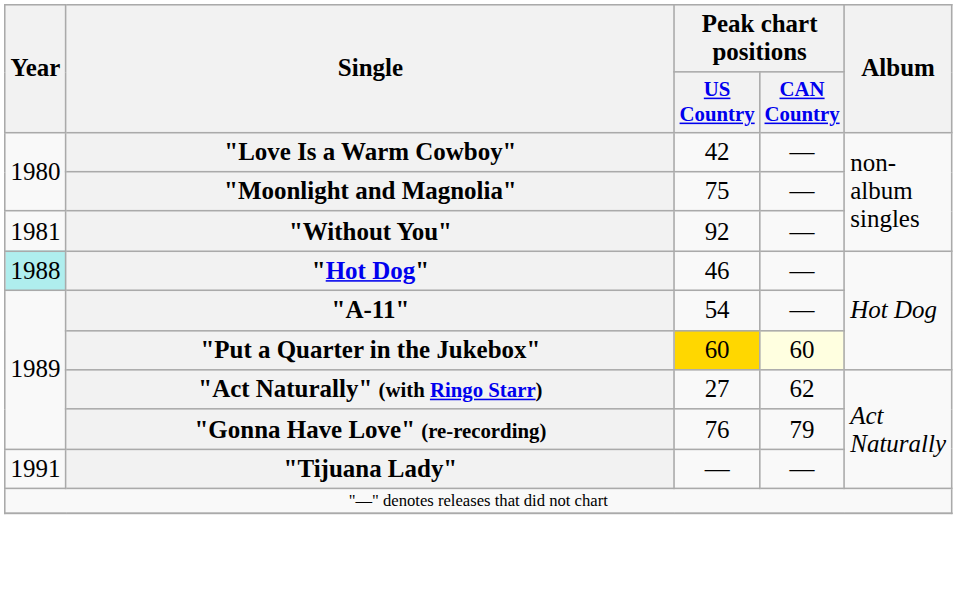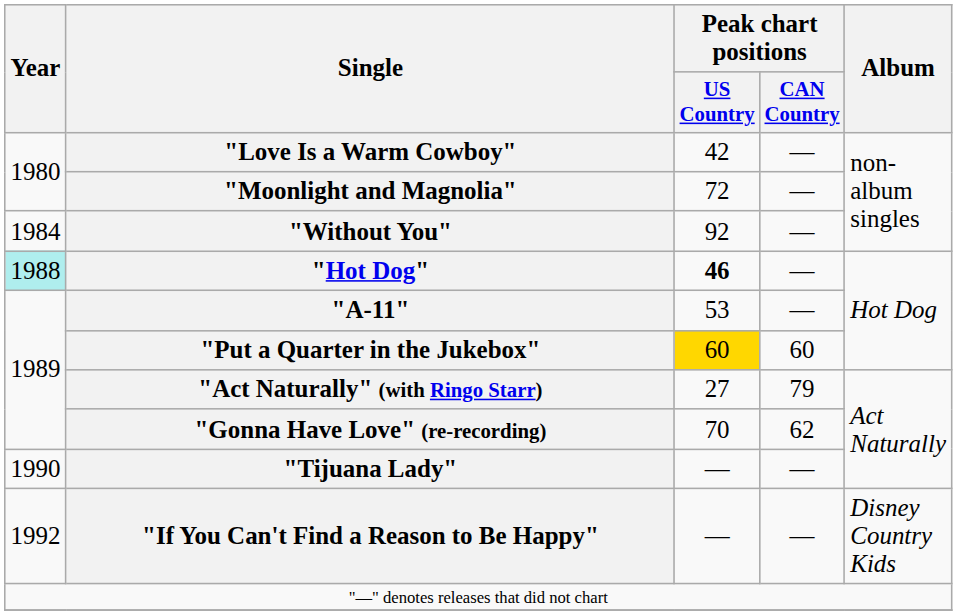(717, 191) 75 -> (717, 191) 72
(35, 230) 1981 -> (35, 230) 1984
(717, 270) normal -> (717, 270) bold
(717, 310) 54 -> (717, 310) 53
(802, 349) lightyellow background -> (802, 349) no background
(802, 389) 62 -> (802, 389) 79
(717, 428) 76 -> (717, 428) 70
(802, 428) 79 -> (802, 428) 62
(35, 468) 1991 -> (35, 468) 1990
+ row: (370, 536)
